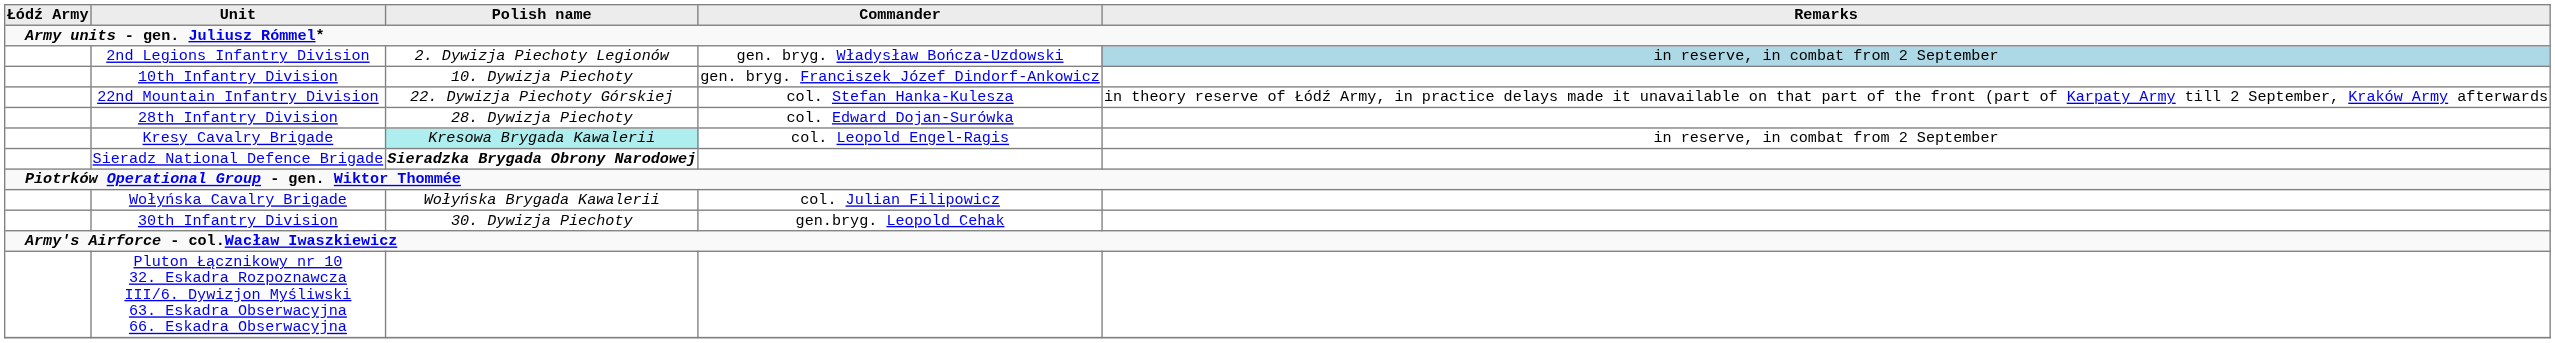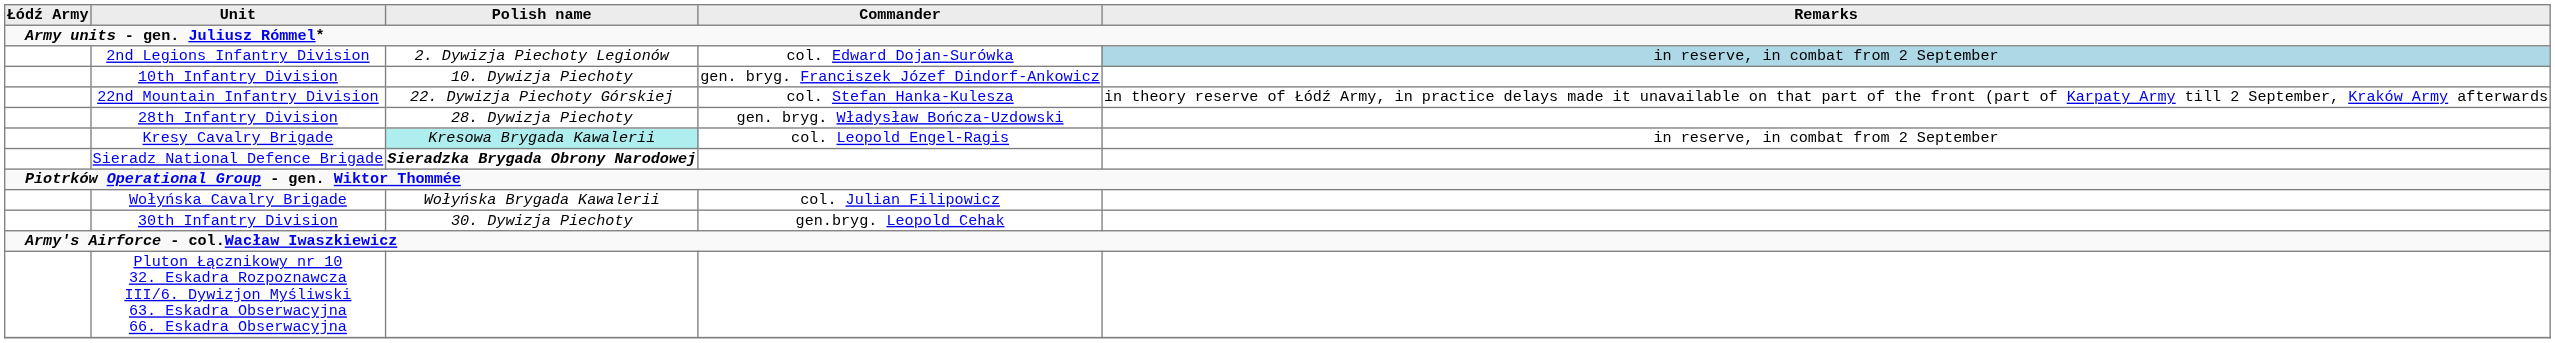(900, 56) gen. bryg. Władysław Bończa-Uzdowski -> (900, 56) col. Edward Dojan-Surówka
(900, 118) col. Edward Dojan-Surówka -> (900, 118) gen. bryg. Władysław Bończa-Uzdowski
